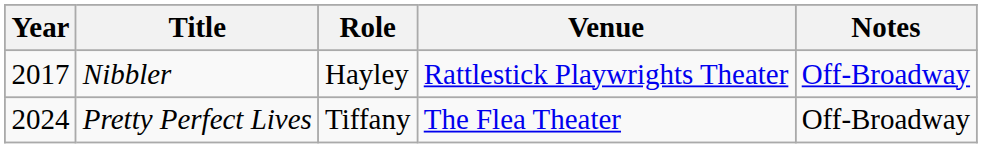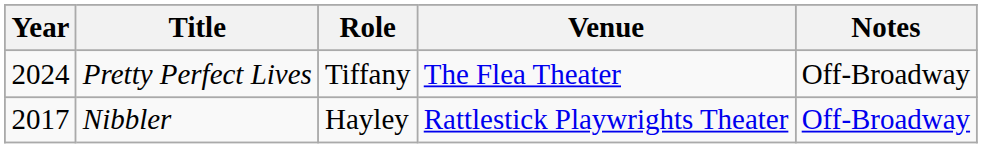rows swapped: (127, 73) <-> (197, 119)
